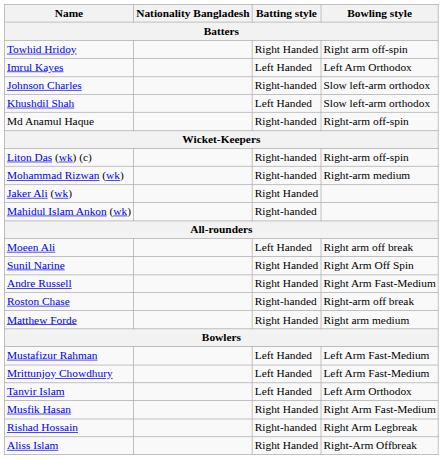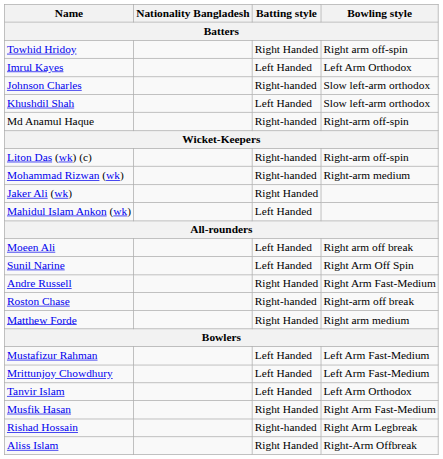(286, 211) Right-handed -> (283, 211) Left Handed
(286, 265) Right Handed -> (283, 265) Left Handed
